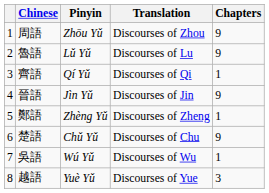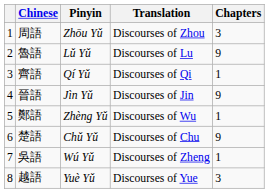(218, 33) 9 -> (218, 33) 3
(161, 116) Discourses of Zheng -> (155, 116) Discourses of Wu
(155, 157) Discourses of Wu -> (161, 157) Discourses of Zheng
